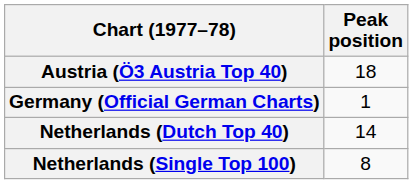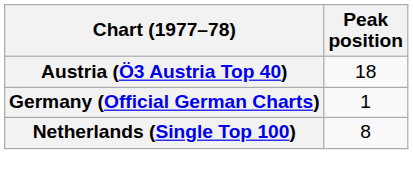- row: (164, 132)
